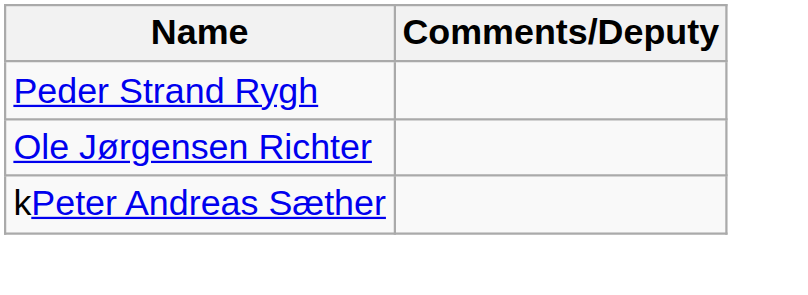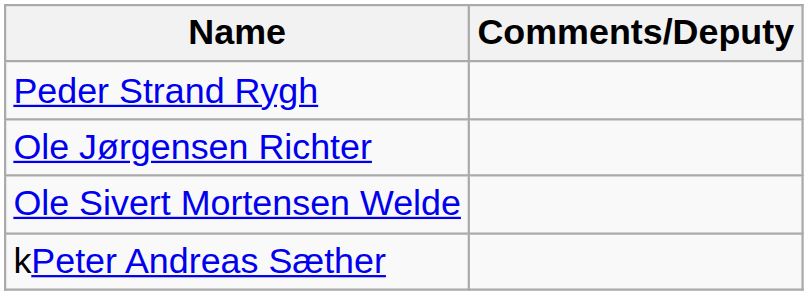+ row: (237, 203)
